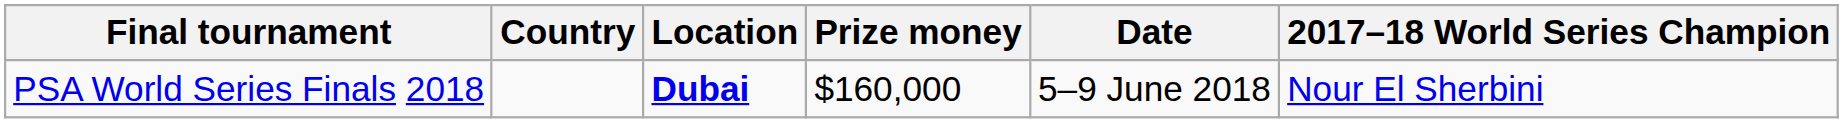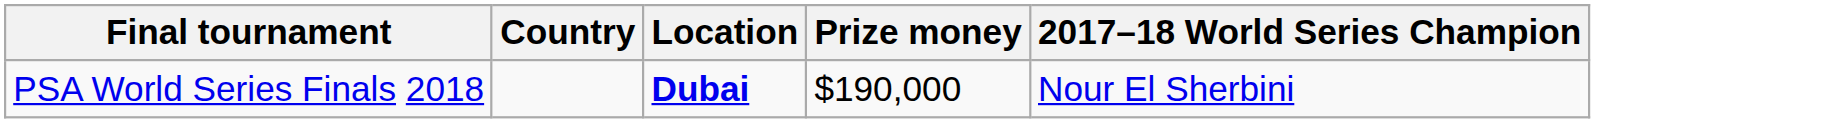- column: (1154, 32)
(888, 88) $160,000 -> (888, 88) $190,000
